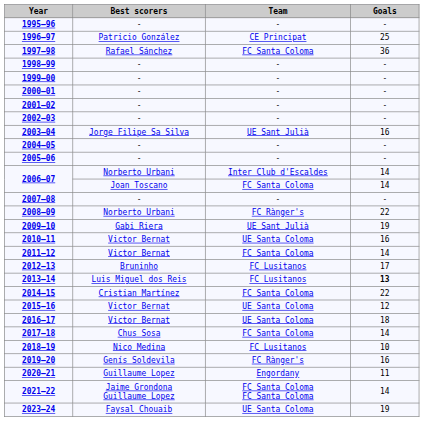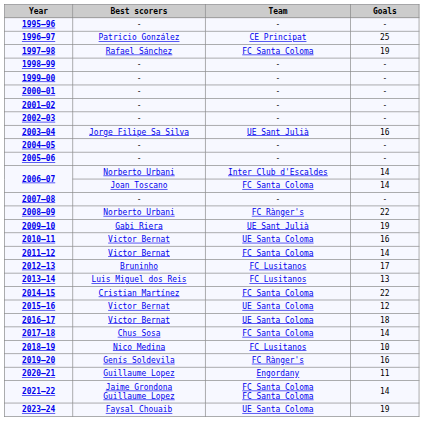(385, 51) 36 -> (385, 51) 19
(385, 280) bold -> (385, 280) normal
